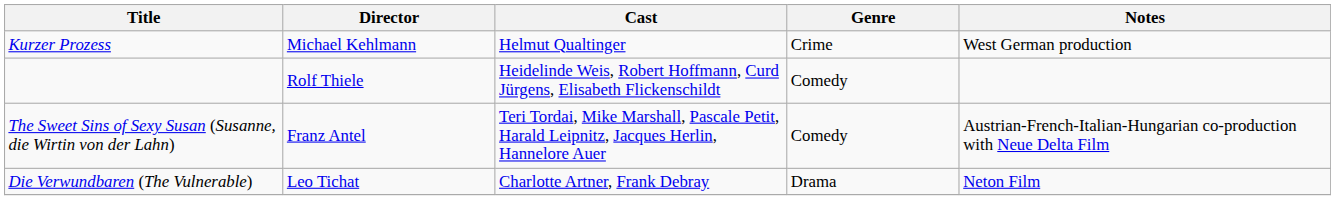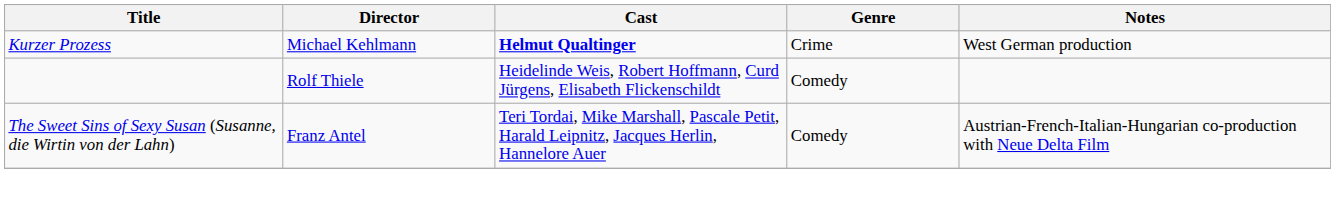(562, 44) normal -> (567, 44) bold
- row: (130, 181)
